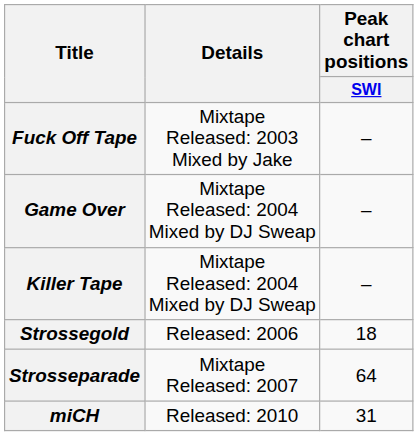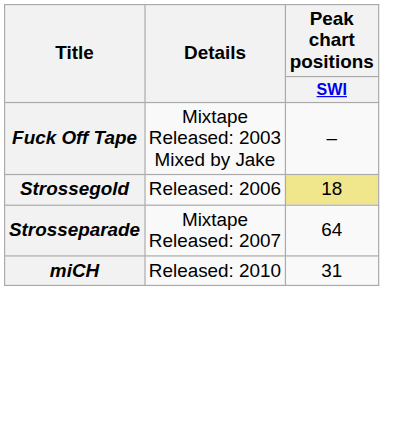- row: (75, 210)
- row: (75, 283)
(366, 334) no background -> (332, 189) khaki background
